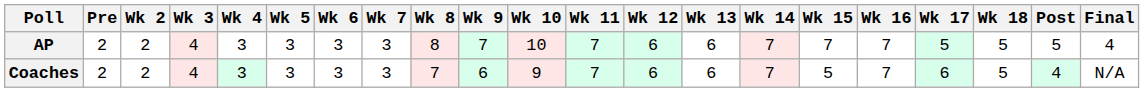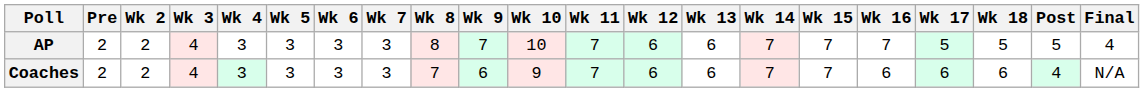(828, 73) 5 -> (828, 73) 7
(886, 73) 7 -> (886, 73) 6
(1003, 73) 5 -> (1003, 73) 6
